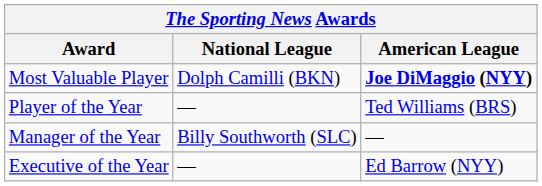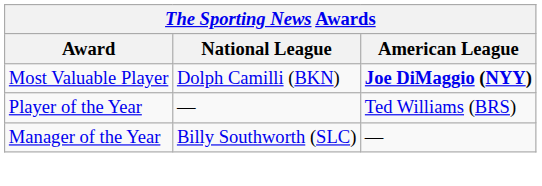- row: (89, 166)
